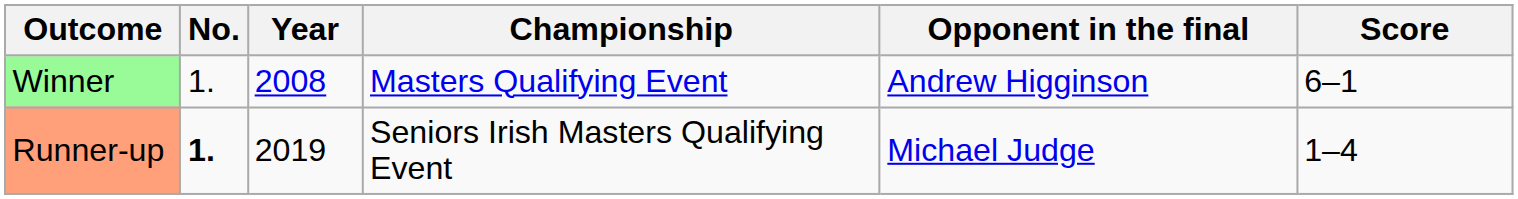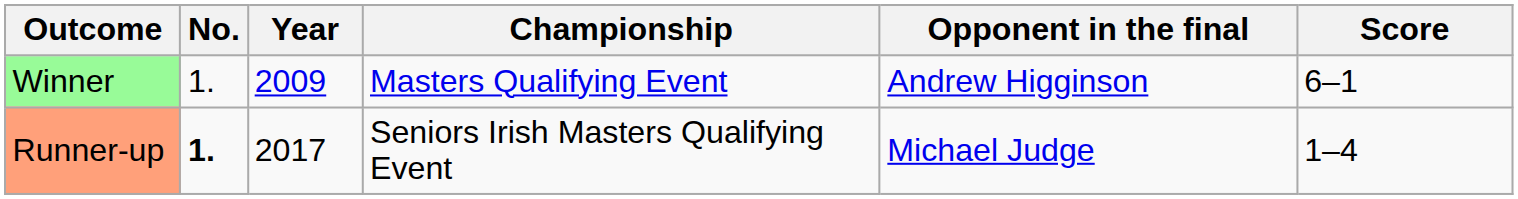(290, 81) 2008 -> (290, 81) 2009
(290, 150) 2019 -> (290, 150) 2017
